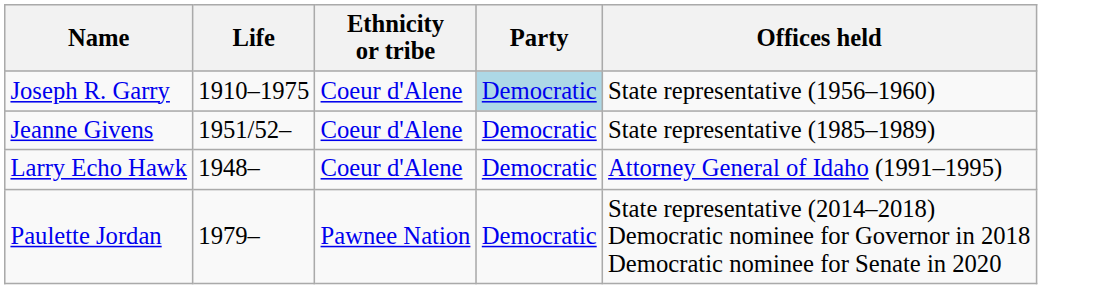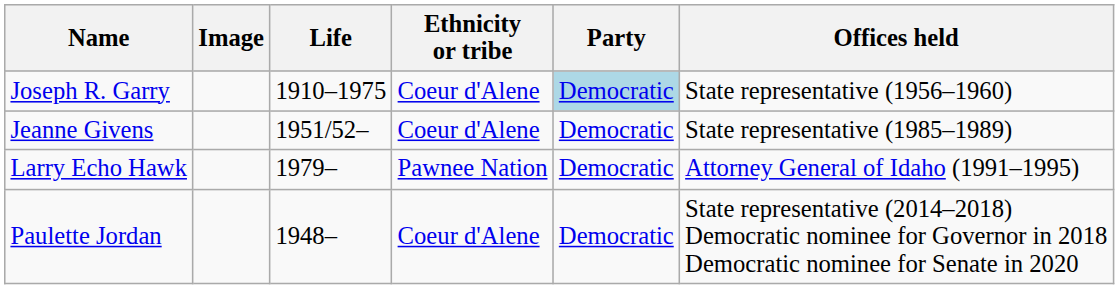+ column: (231, 37)
(229, 168) 1948– -> (306, 168) 1979–
(392, 168) Coeur d'Alene -> (473, 168) Pawnee Nation
(229, 235) 1979– -> (306, 235) 1948–
(395, 235) Pawnee Nation -> (469, 235) Coeur d'Alene
